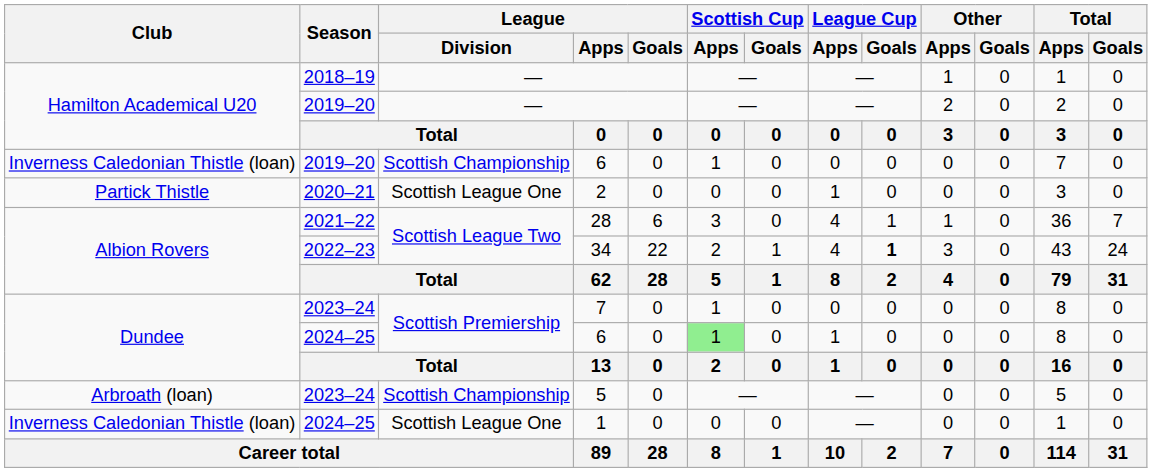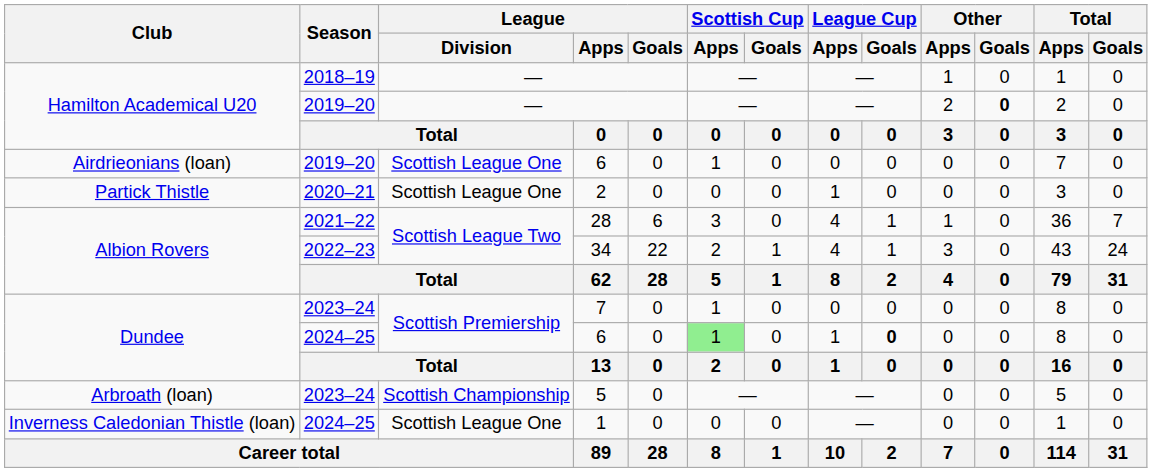(1005, 105) normal -> (1005, 105) bold
(152, 163) Inverness Caledonian Thistle (loan) -> (152, 163) Airdrieonians (loan)
(476, 163) Scottish Championship -> (476, 163) Scottish League One
(892, 250) bold -> (892, 250) normal
(892, 337) normal -> (892, 337) bold
